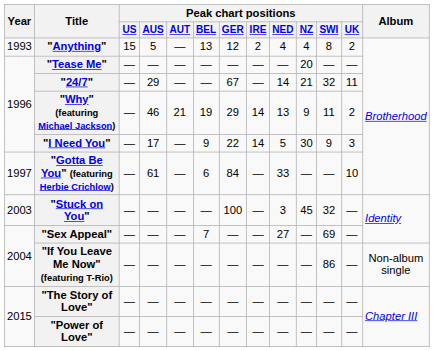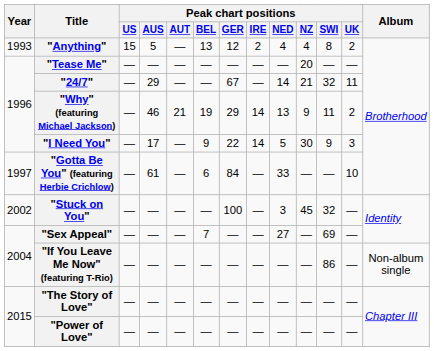(19, 210) 2003 -> (19, 210) 2002
